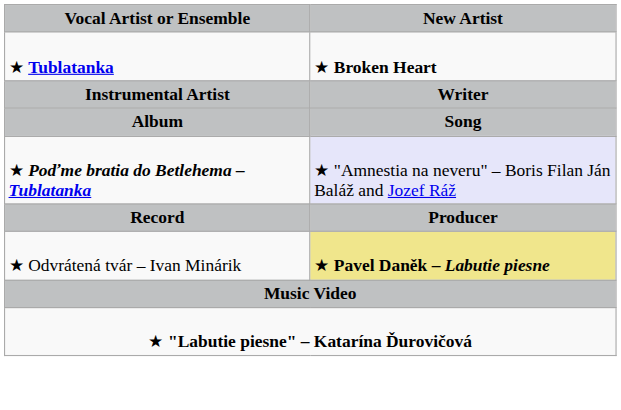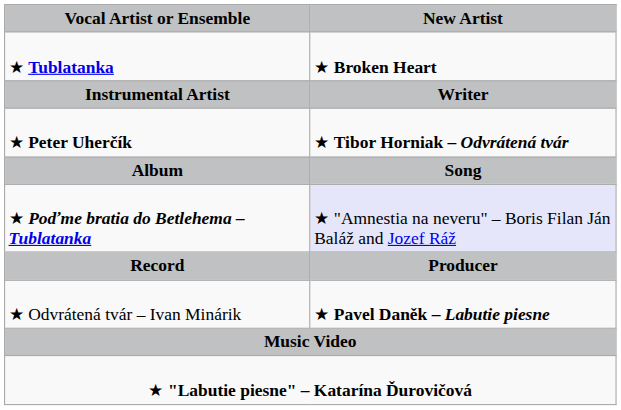+ row: (70, 142)
(432, 266) khaki background -> (432, 314) no background
